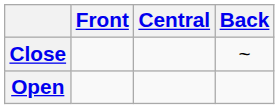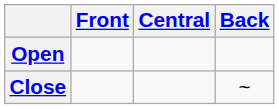rows swapped: (38, 53) <-> (38, 86)
